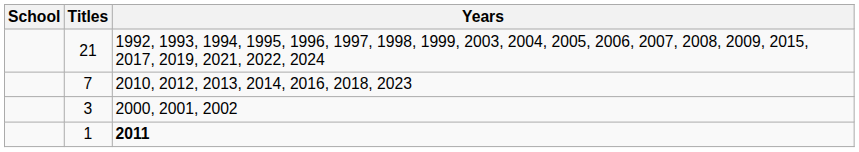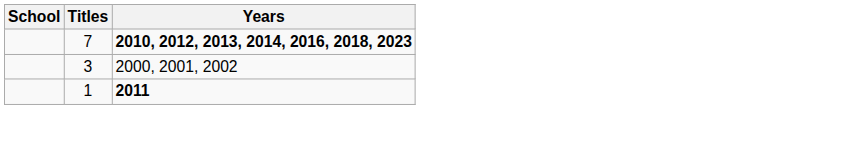- row: (88, 50)
(264, 84) normal -> (264, 41) bold
